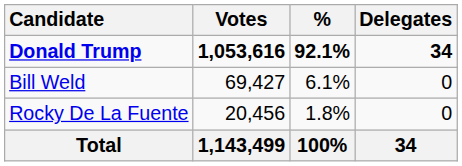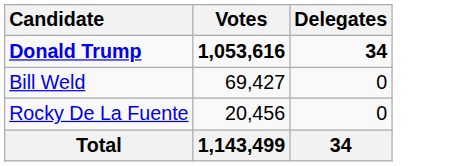- column: (322, 20)
